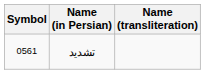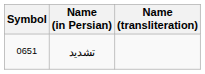(27, 52) 0561 -> (27, 52) 0651
